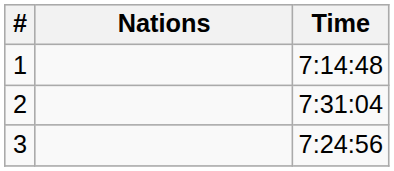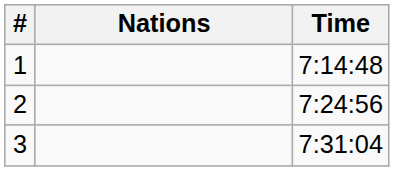(341, 104) 7:31:04 -> (341, 104) 7:24:56
(341, 144) 7:24:56 -> (341, 144) 7:31:04
